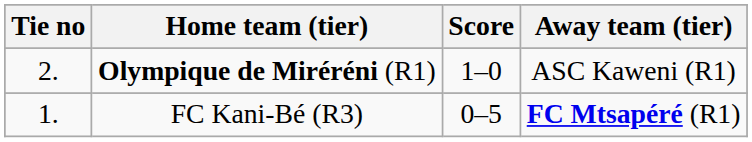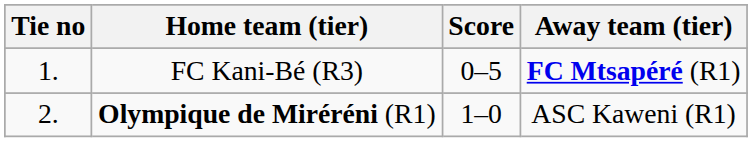rows swapped: (267, 114) <-> (267, 70)
